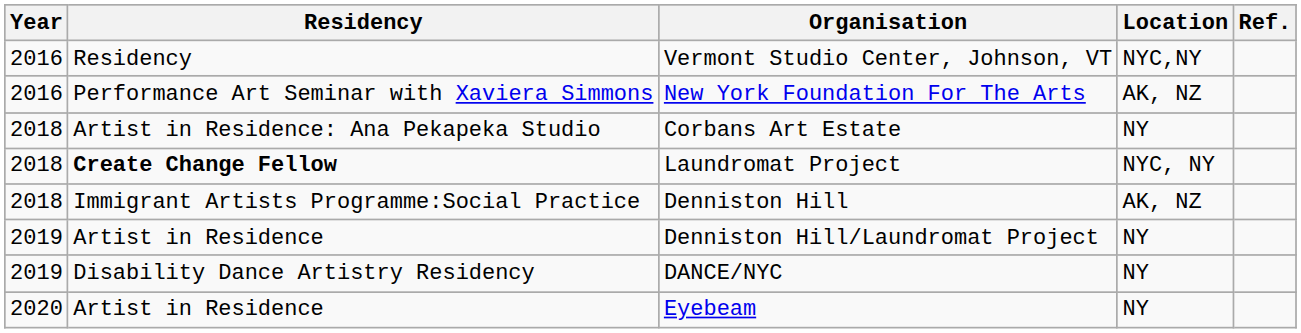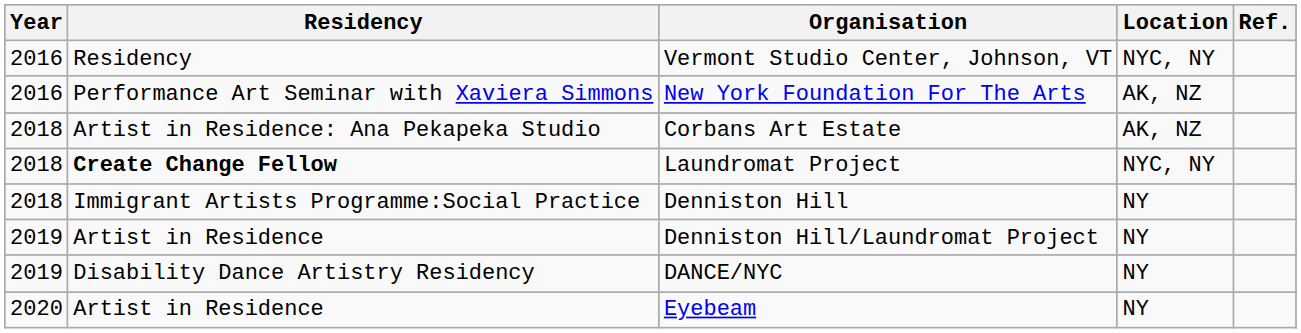(1162, 59) NYC,NY -> (1169, 59) NYC, NY
(1136, 130) NY -> (1162, 130) AK, NZ
(1162, 202) AK, NZ -> (1136, 202) NY
